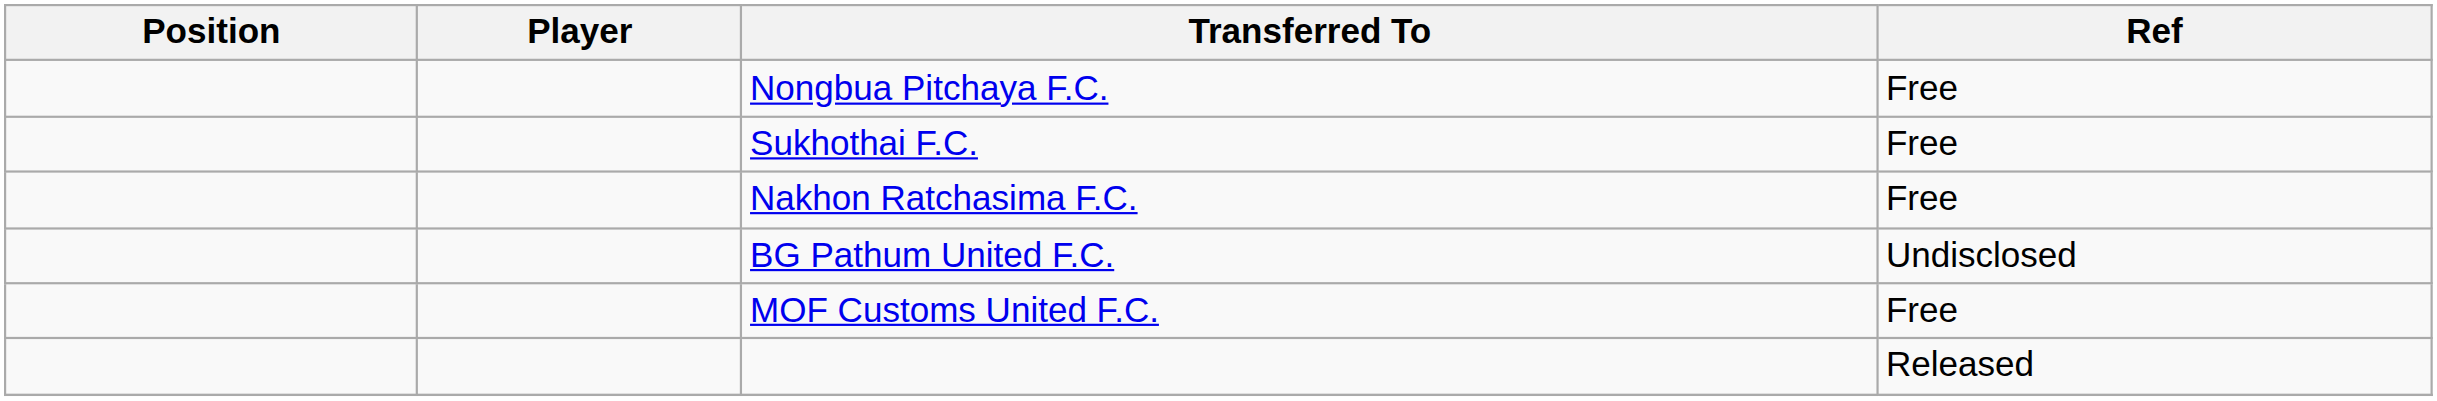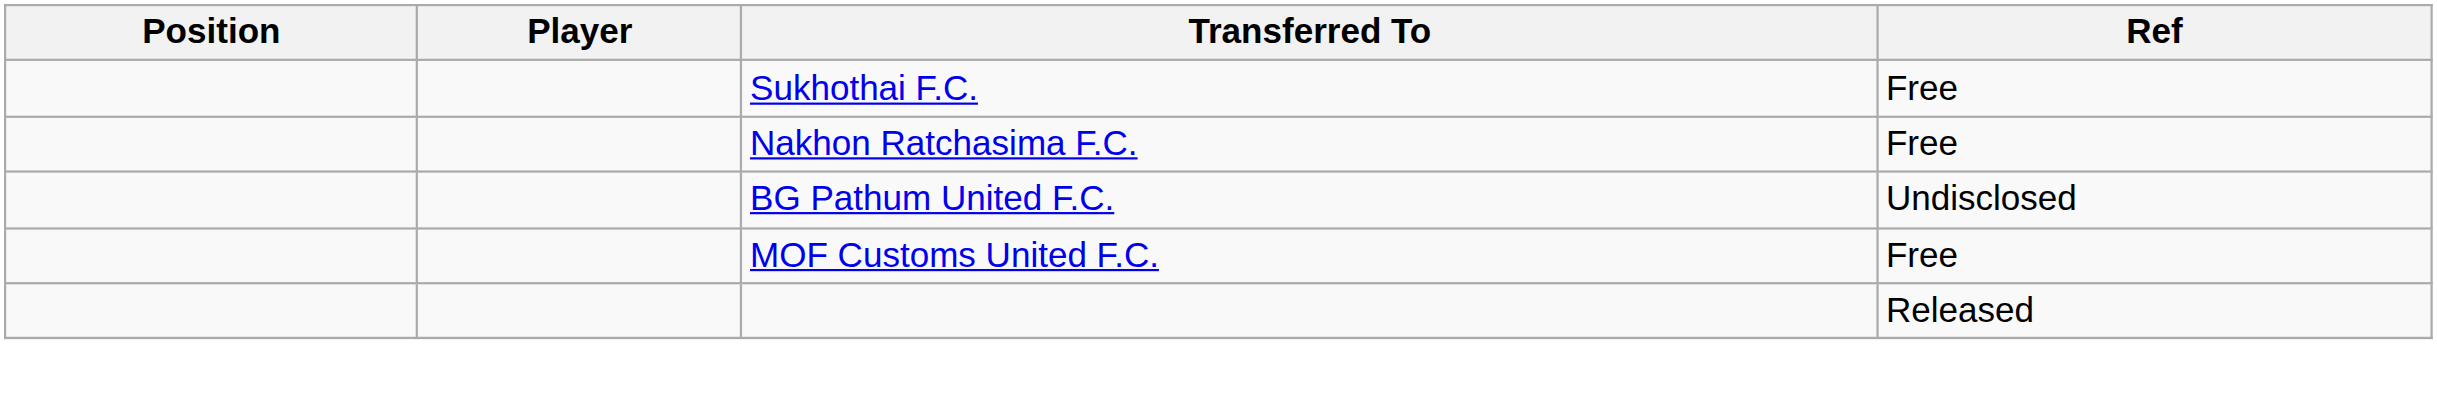- row: (929, 87)
